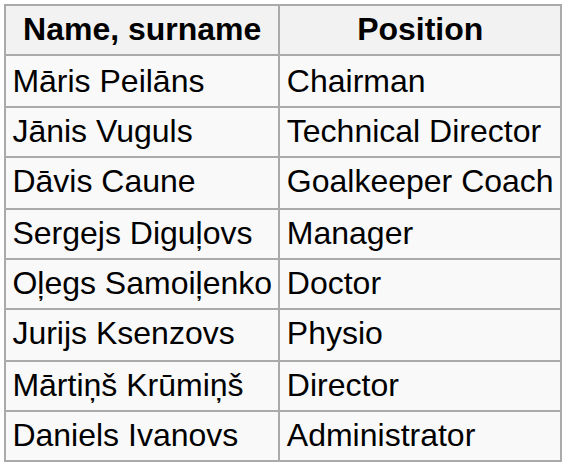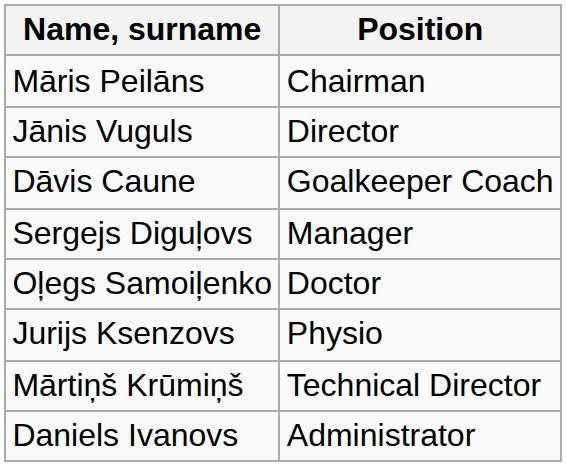(414, 131) Technical Director -> (343, 131) Director
(343, 385) Director -> (414, 385) Technical Director
